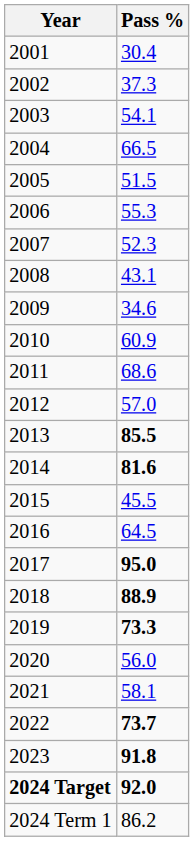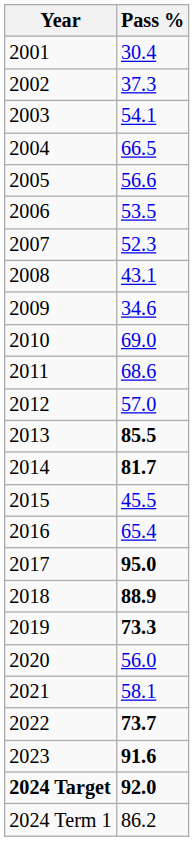(139, 180) 51.5 -> (139, 180) 56.6
(139, 212) 55.3 -> (139, 212) 53.5
(139, 340) 60.9 -> (139, 340) 69.0
(139, 468) 81.6 -> (139, 468) 81.7
(139, 532) 64.5 -> (139, 532) 65.4
(139, 755) 91.8 -> (139, 755) 91.6
